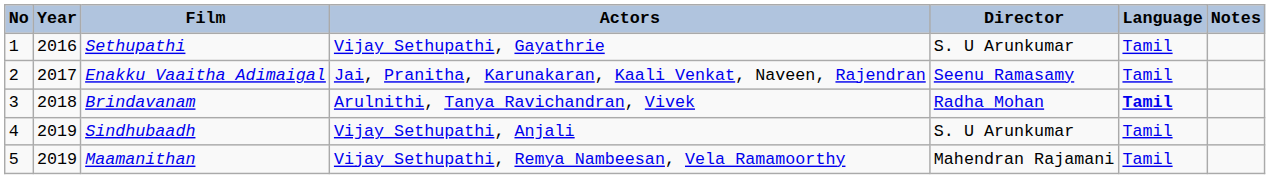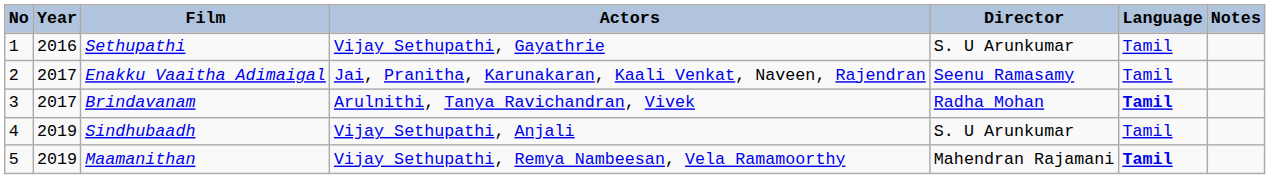(57, 103) 2018 -> (57, 103) 2017
(1148, 159) normal -> (1148, 159) bold
